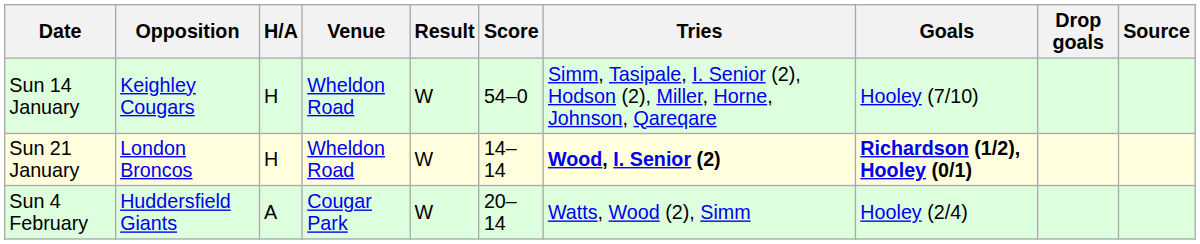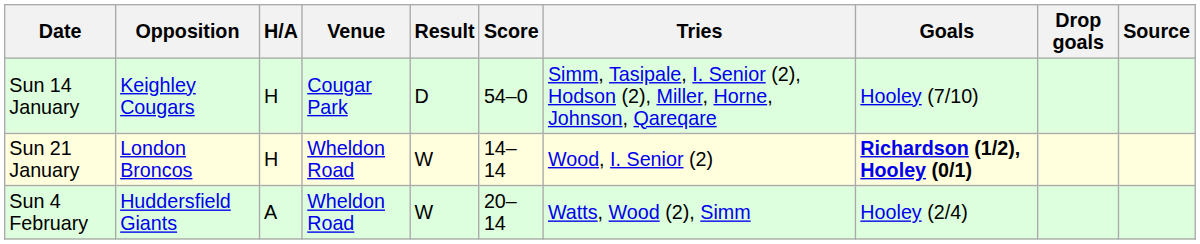(346, 96) Wheldon Road -> (340, 96) Cougar Park
(424, 96) W -> (422, 96) D
(634, 160) bold -> (631, 160) normal
(340, 213) Cougar Park -> (346, 213) Wheldon Road
